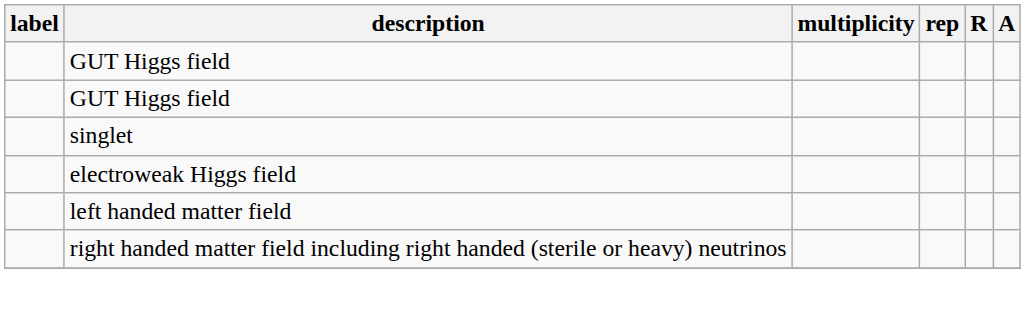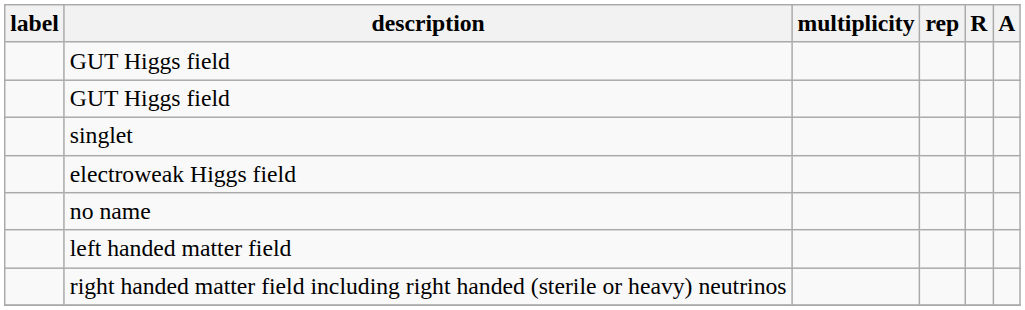+ row: (35, 211)
